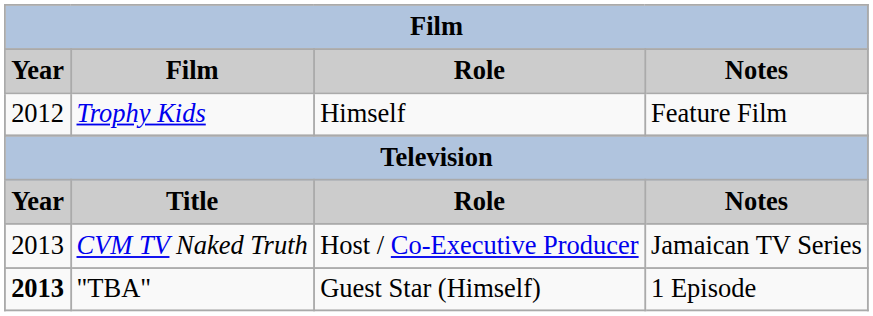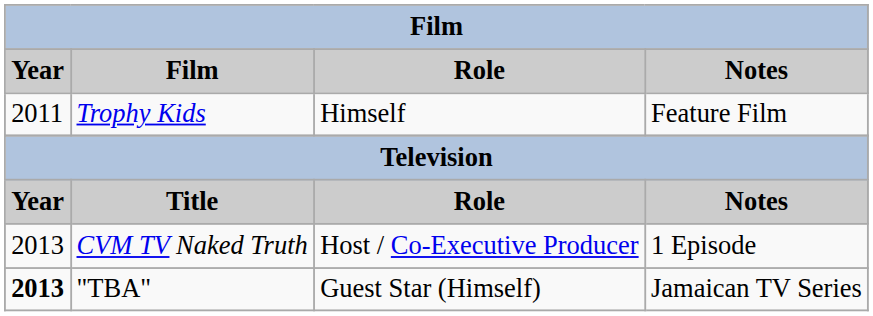(38, 114) 2012 -> (37, 114) 2011
(756, 245) Jamaican TV Series -> (704, 245) 1 Episode
(704, 288) 1 Episode -> (756, 288) Jamaican TV Series
